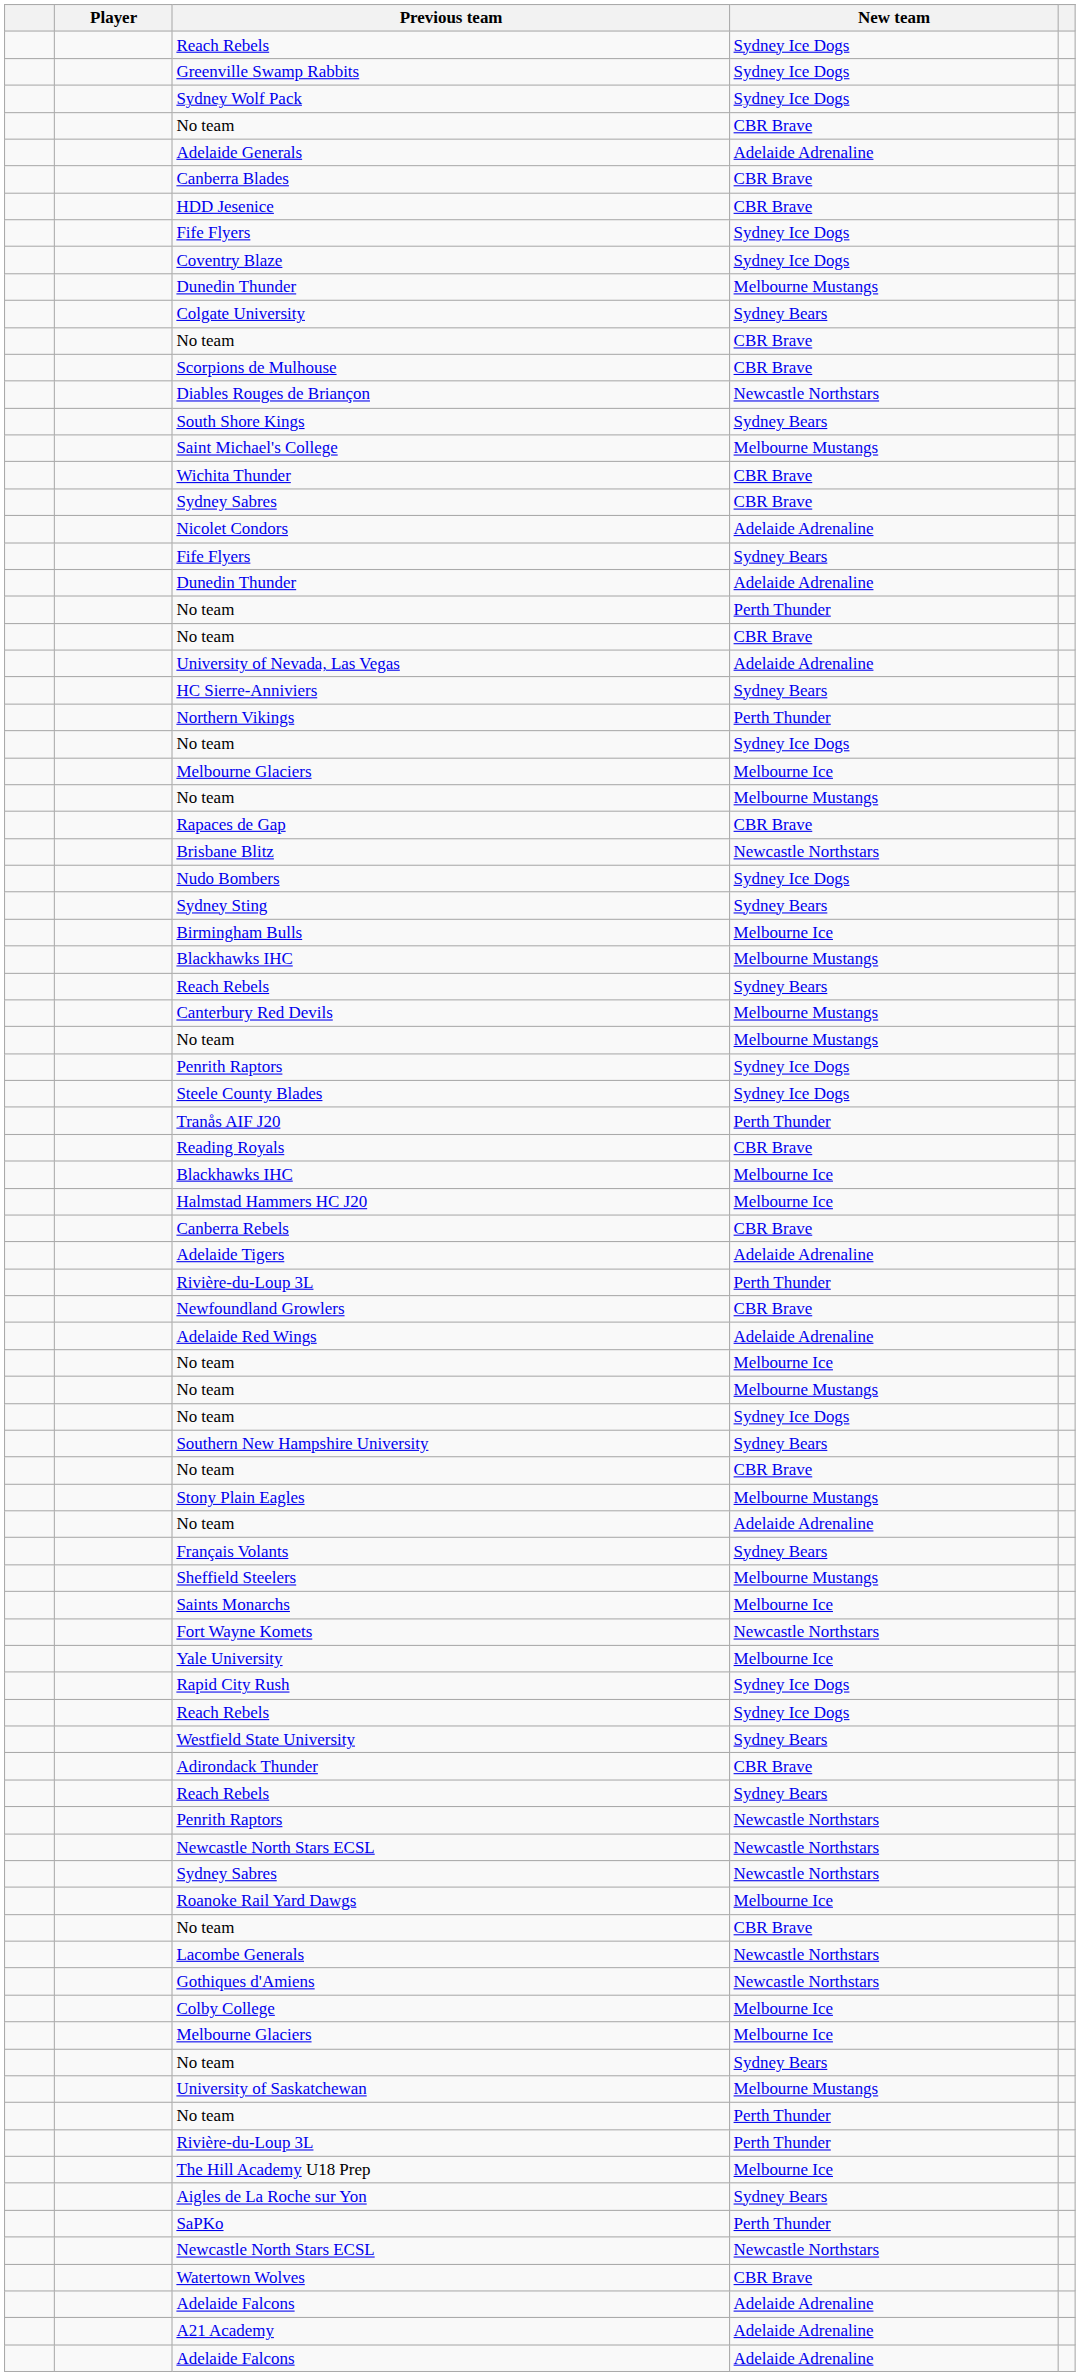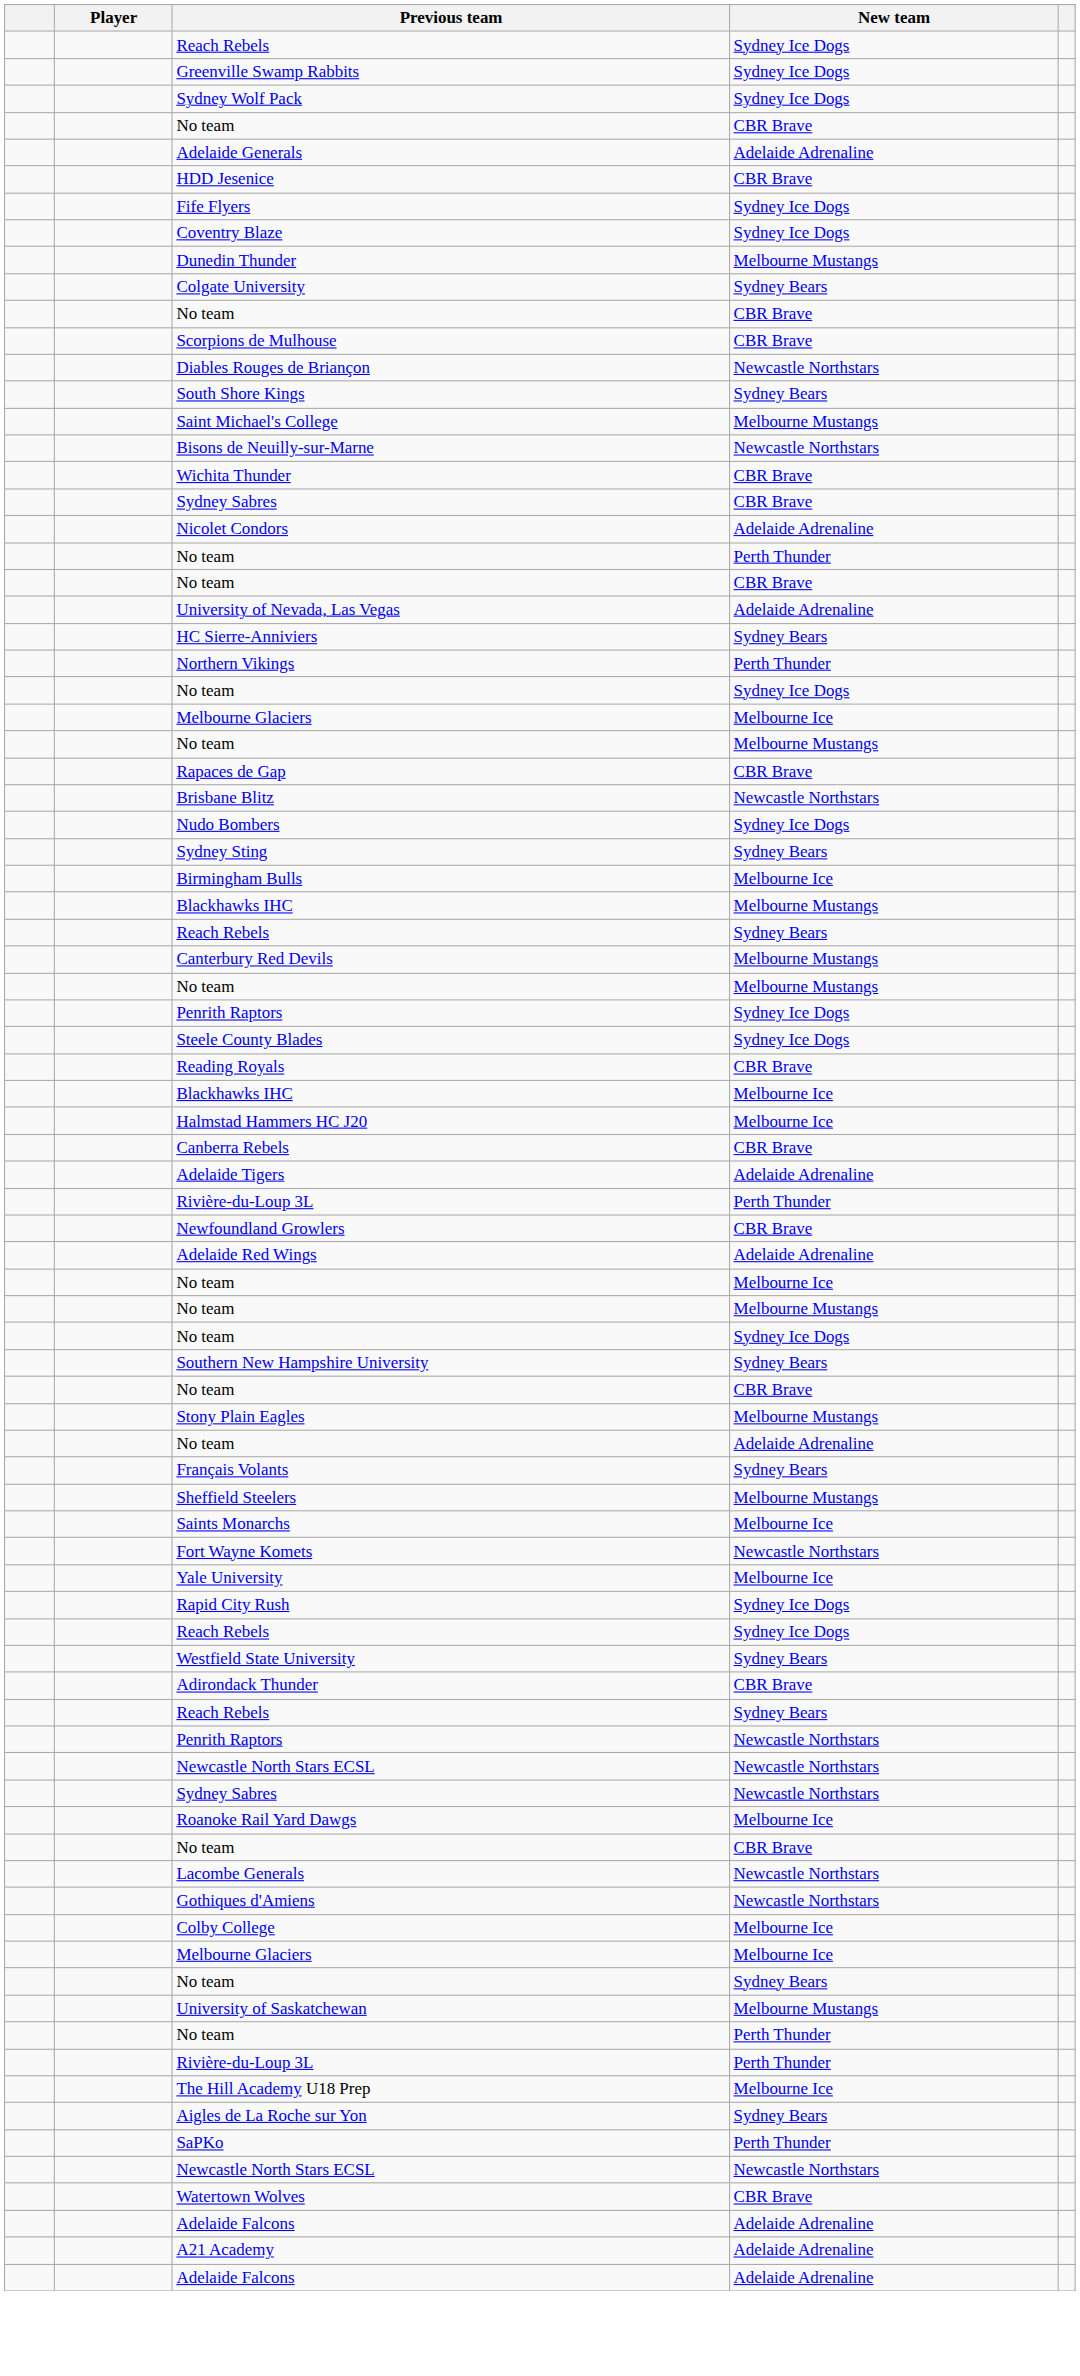- row: (233, 179)
+ row: (275, 448)
- row: (213, 555)
- row: (236, 582)
- row: (228, 1120)
